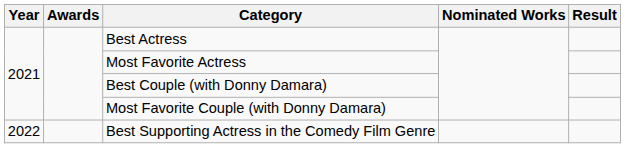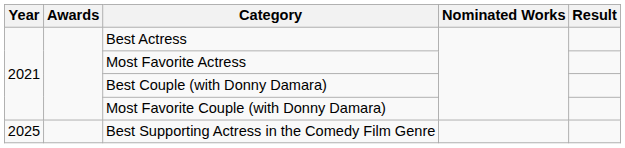(24, 131) 2022 -> (24, 131) 2025
